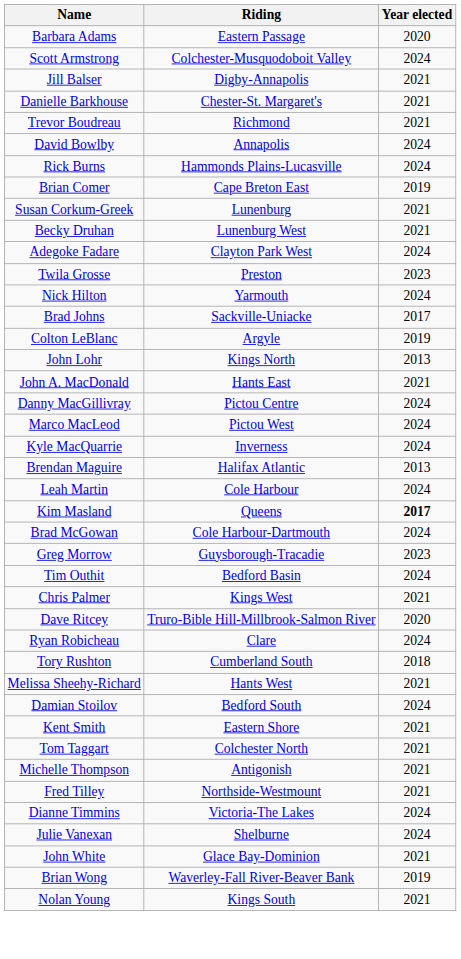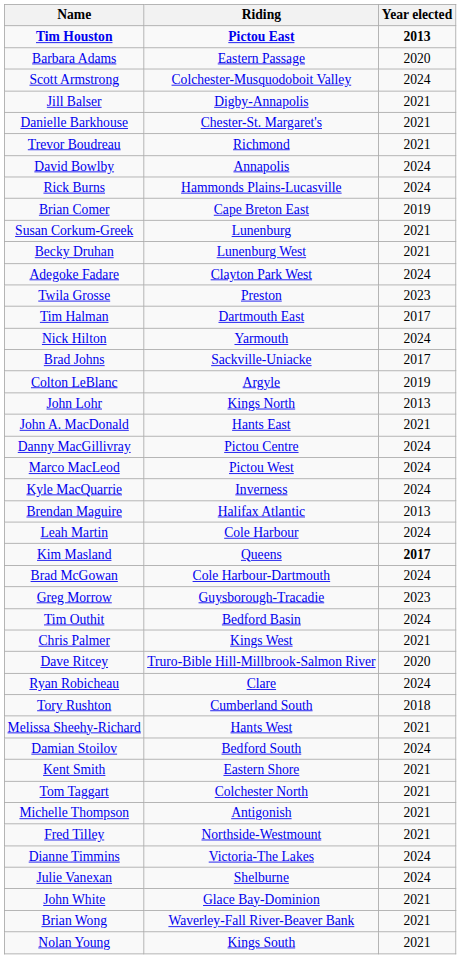+ row: (74, 36)
+ row: (74, 317)
(417, 878) 2019 -> (417, 921) 2021
